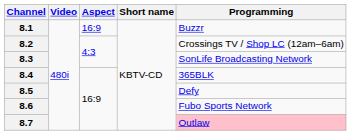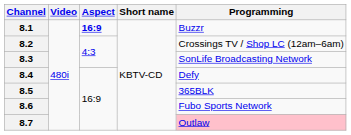(91, 28) normal -> (92, 28) bold
(196, 75) 365BLK -> (189, 75) Defy
(189, 91) Defy -> (196, 91) 365BLK
